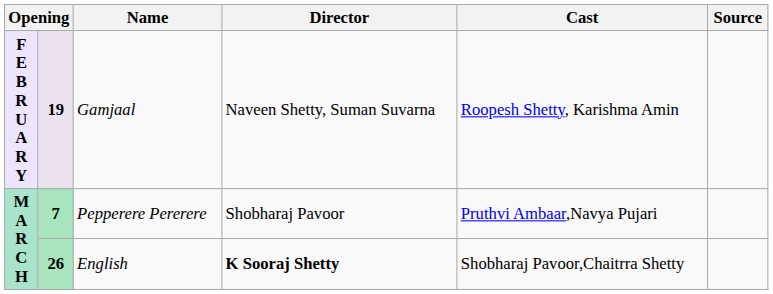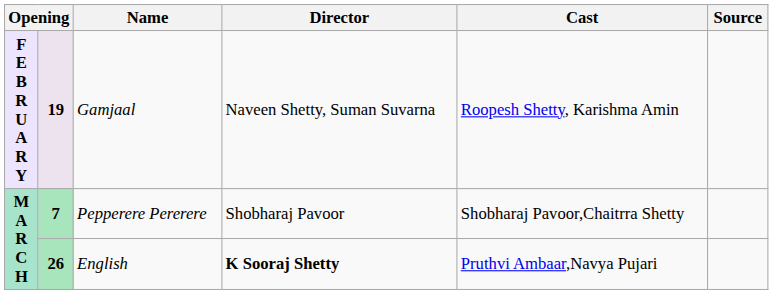(559, 213) Pruthvi Ambaar,Navya Pujari -> (573, 213) Shobharaj Pavoor,Chaitrra Shetty
(573, 264) Shobharaj Pavoor,Chaitrra Shetty -> (559, 264) Pruthvi Ambaar,Navya Pujari
